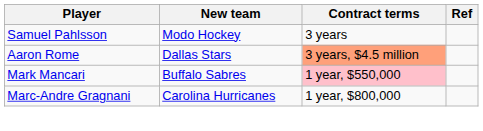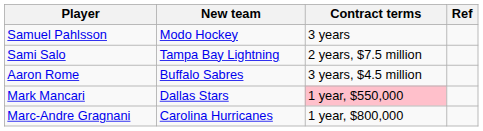+ row: (37, 55)
(197, 55) Dallas Stars -> (202, 75) Buffalo Sabres
(362, 55) lightsalmon background -> (365, 75) no background
(204, 75) Buffalo Sabres -> (194, 95) Dallas Stars
